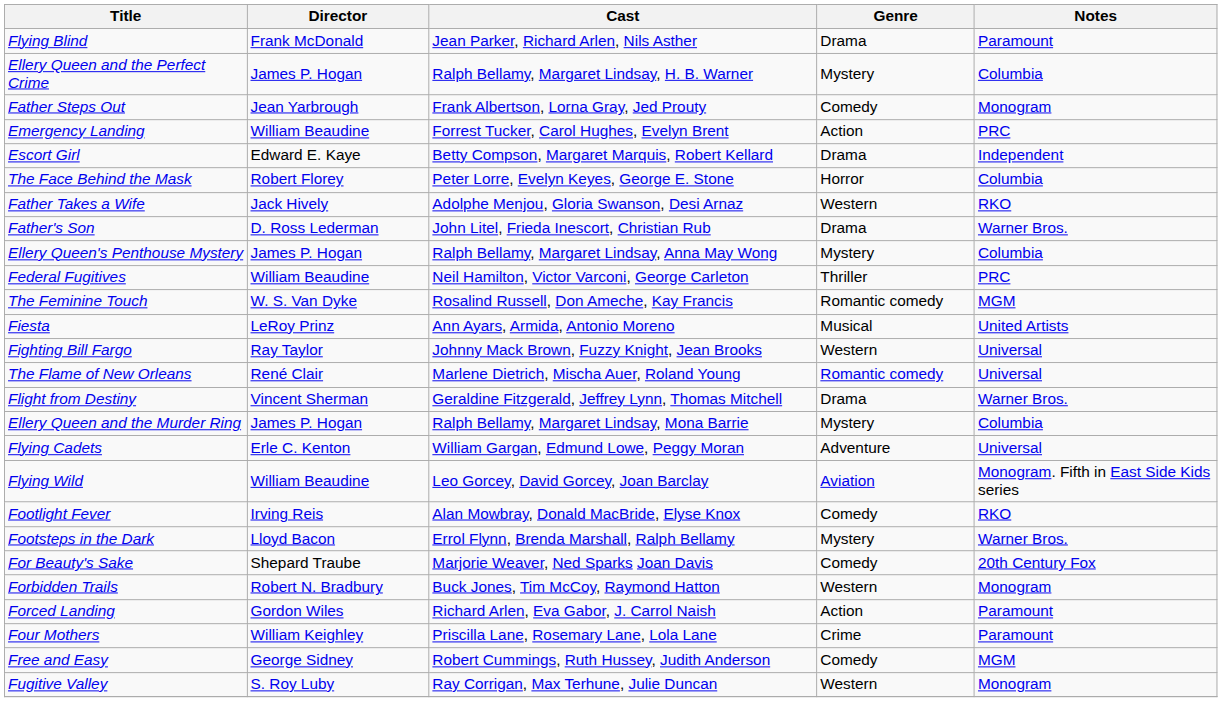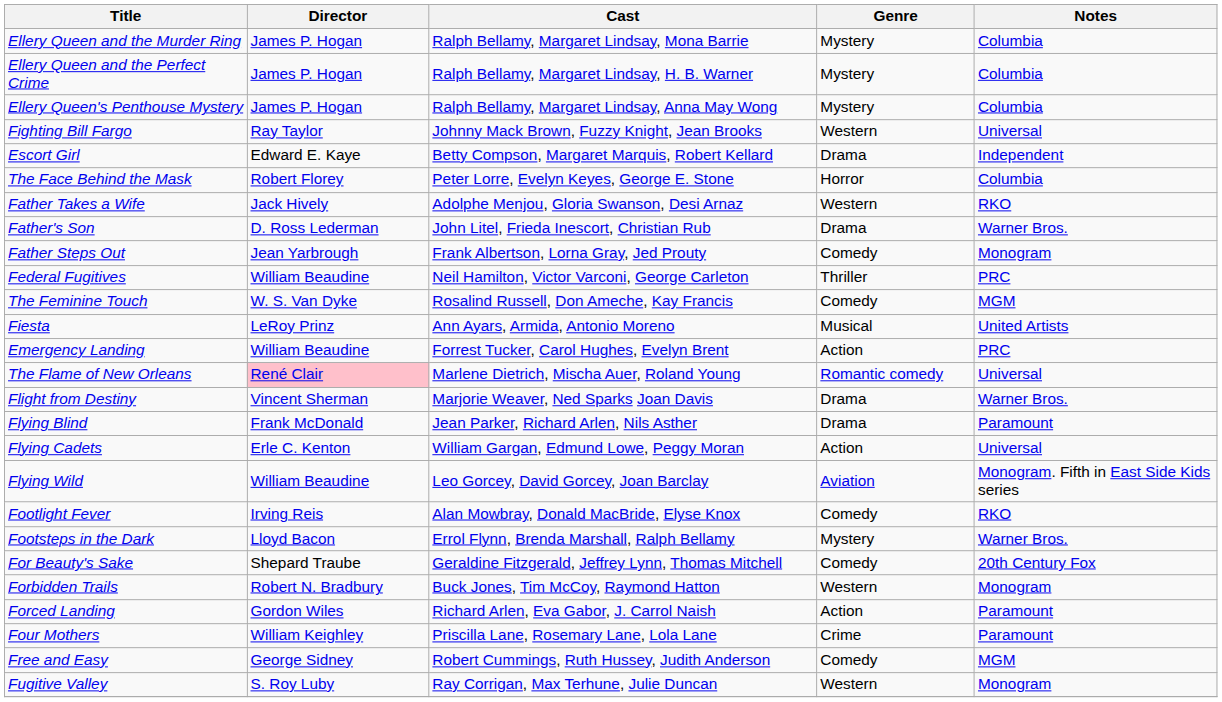rows swapped: (125, 423) <-> (48, 41)
rows swapped: (126, 253) <-> (67, 107)
rows swapped: (76, 131) <-> (70, 350)
(882, 301) Romantic comedy -> (849, 301) Comedy
(287, 374) no background -> (287, 374) pink background
(607, 399) Geraldine Fitzgerald, Jeffrey Lynn, Thomas Mitchell -> (573, 399) Marjorie Weaver, Ned Sparks Joan Davis
(855, 448) Adventure -> (842, 448) Action
(573, 562) Marjorie Weaver, Ned Sparks Joan Davis -> (607, 562) Geraldine Fitzgerald, Jeffrey Lynn, Thomas Mitchell
